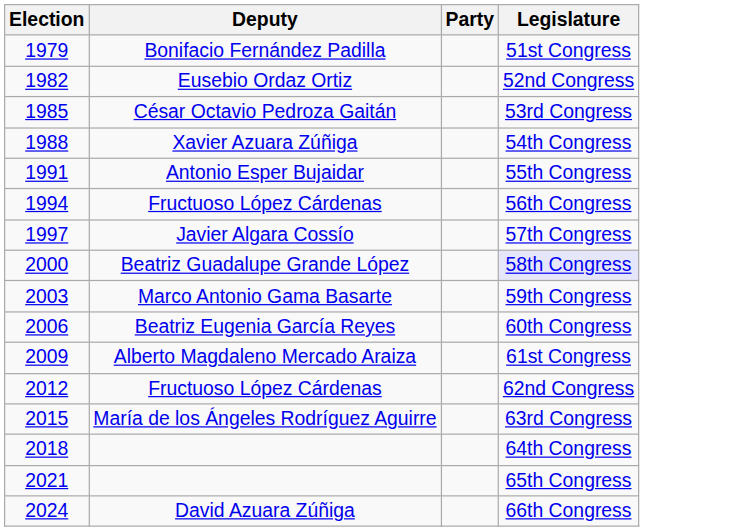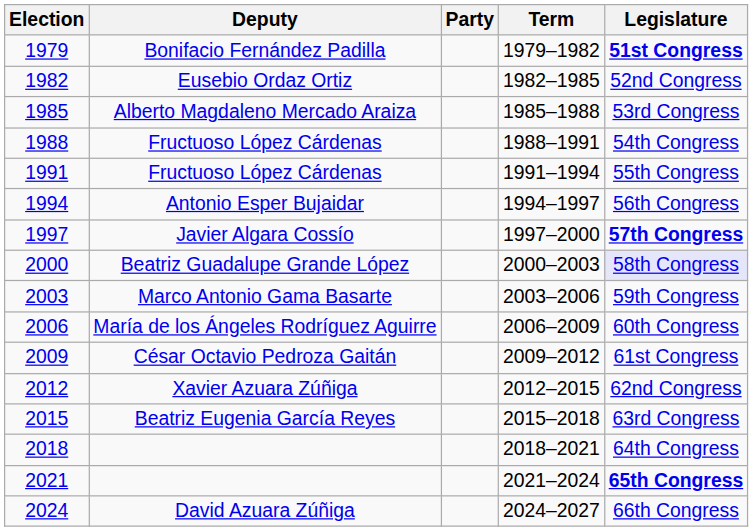+ column: (551, 19)
(569, 50) normal -> (676, 50) bold
(265, 111) César Octavio Pedroza Gaitán -> (265, 111) Alberto Magdaleno Mercado Araiza
(265, 142) Xavier Azuara Zúñiga -> (265, 142) Fructuoso López Cárdenas
(265, 173) Antonio Esper Bujaidar -> (265, 173) Fructuoso López Cárdenas
(265, 204) Fructuoso López Cárdenas -> (265, 204) Antonio Esper Bujaidar
(569, 234) normal -> (676, 234) bold
(265, 326) Beatriz Eugenia García Reyes -> (265, 326) María de los Ángeles Rodríguez Aguirre
(265, 357) Alberto Magdaleno Mercado Araiza -> (265, 357) César Octavio Pedroza Gaitán
(265, 388) Fructuoso López Cárdenas -> (265, 388) Xavier Azuara Zúñiga
(265, 419) María de los Ángeles Rodríguez Aguirre -> (265, 419) Beatriz Eugenia García Reyes
(569, 480) normal -> (676, 480) bold
